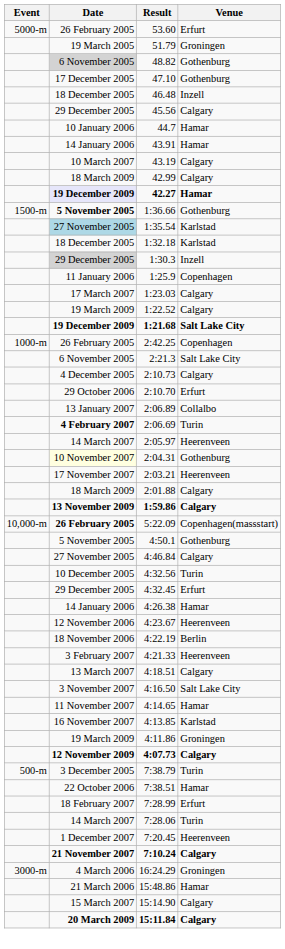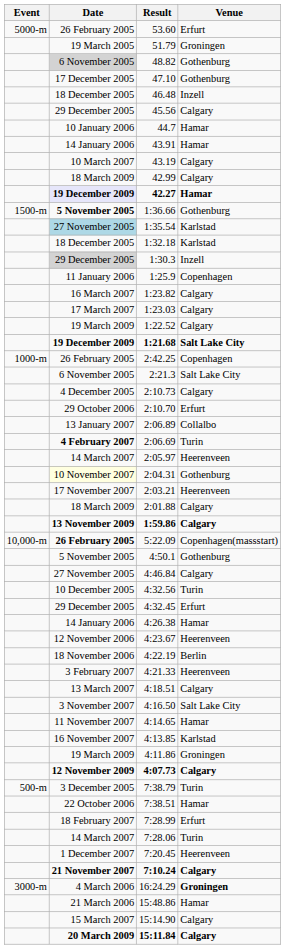+ row: (160, 293)
(203, 870) normal -> (204, 886) bold
